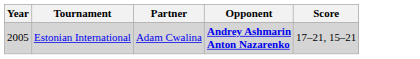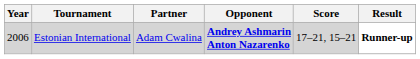+ column: (387, 13)
(18, 38) 2005 -> (18, 38) 2006
